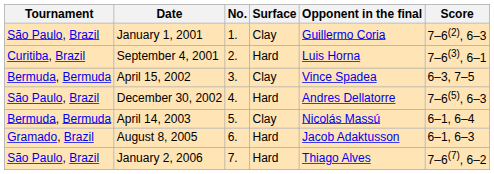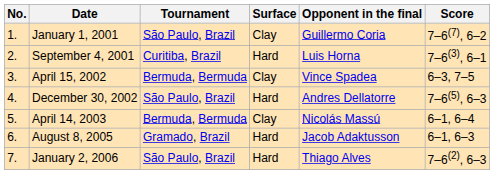columns swapped: (237, 14) <-> (59, 14)
(457, 34) 7–6(2), 6–3 -> (457, 34) 7–6(7), 6–2
(457, 158) 7–6(7), 6–2 -> (457, 158) 7–6(2), 6–3
